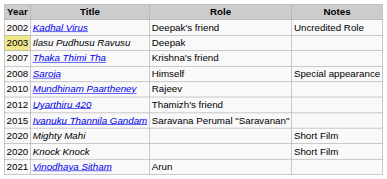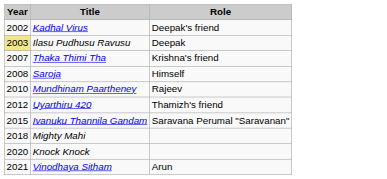- column: (337, 12)
(17, 136) 2020 -> (17, 136) 2018
